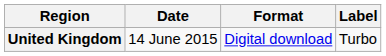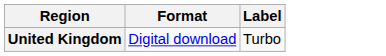- column: (173, 16)
